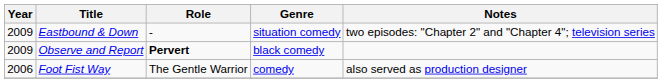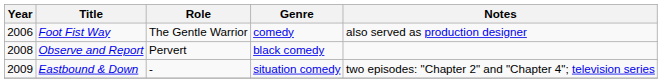rows swapped: (74, 69) <-> (88, 32)
(20, 51) 2009 -> (20, 51) 2008
(169, 51) bold -> (168, 51) normal
